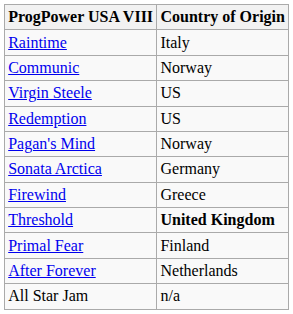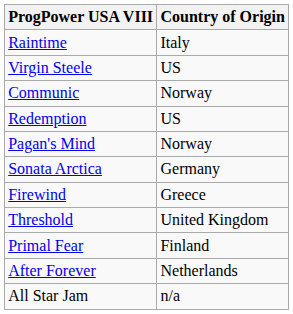rows swapped: (44, 67) <-> (50, 93)
(218, 220) bold -> (214, 220) normal
